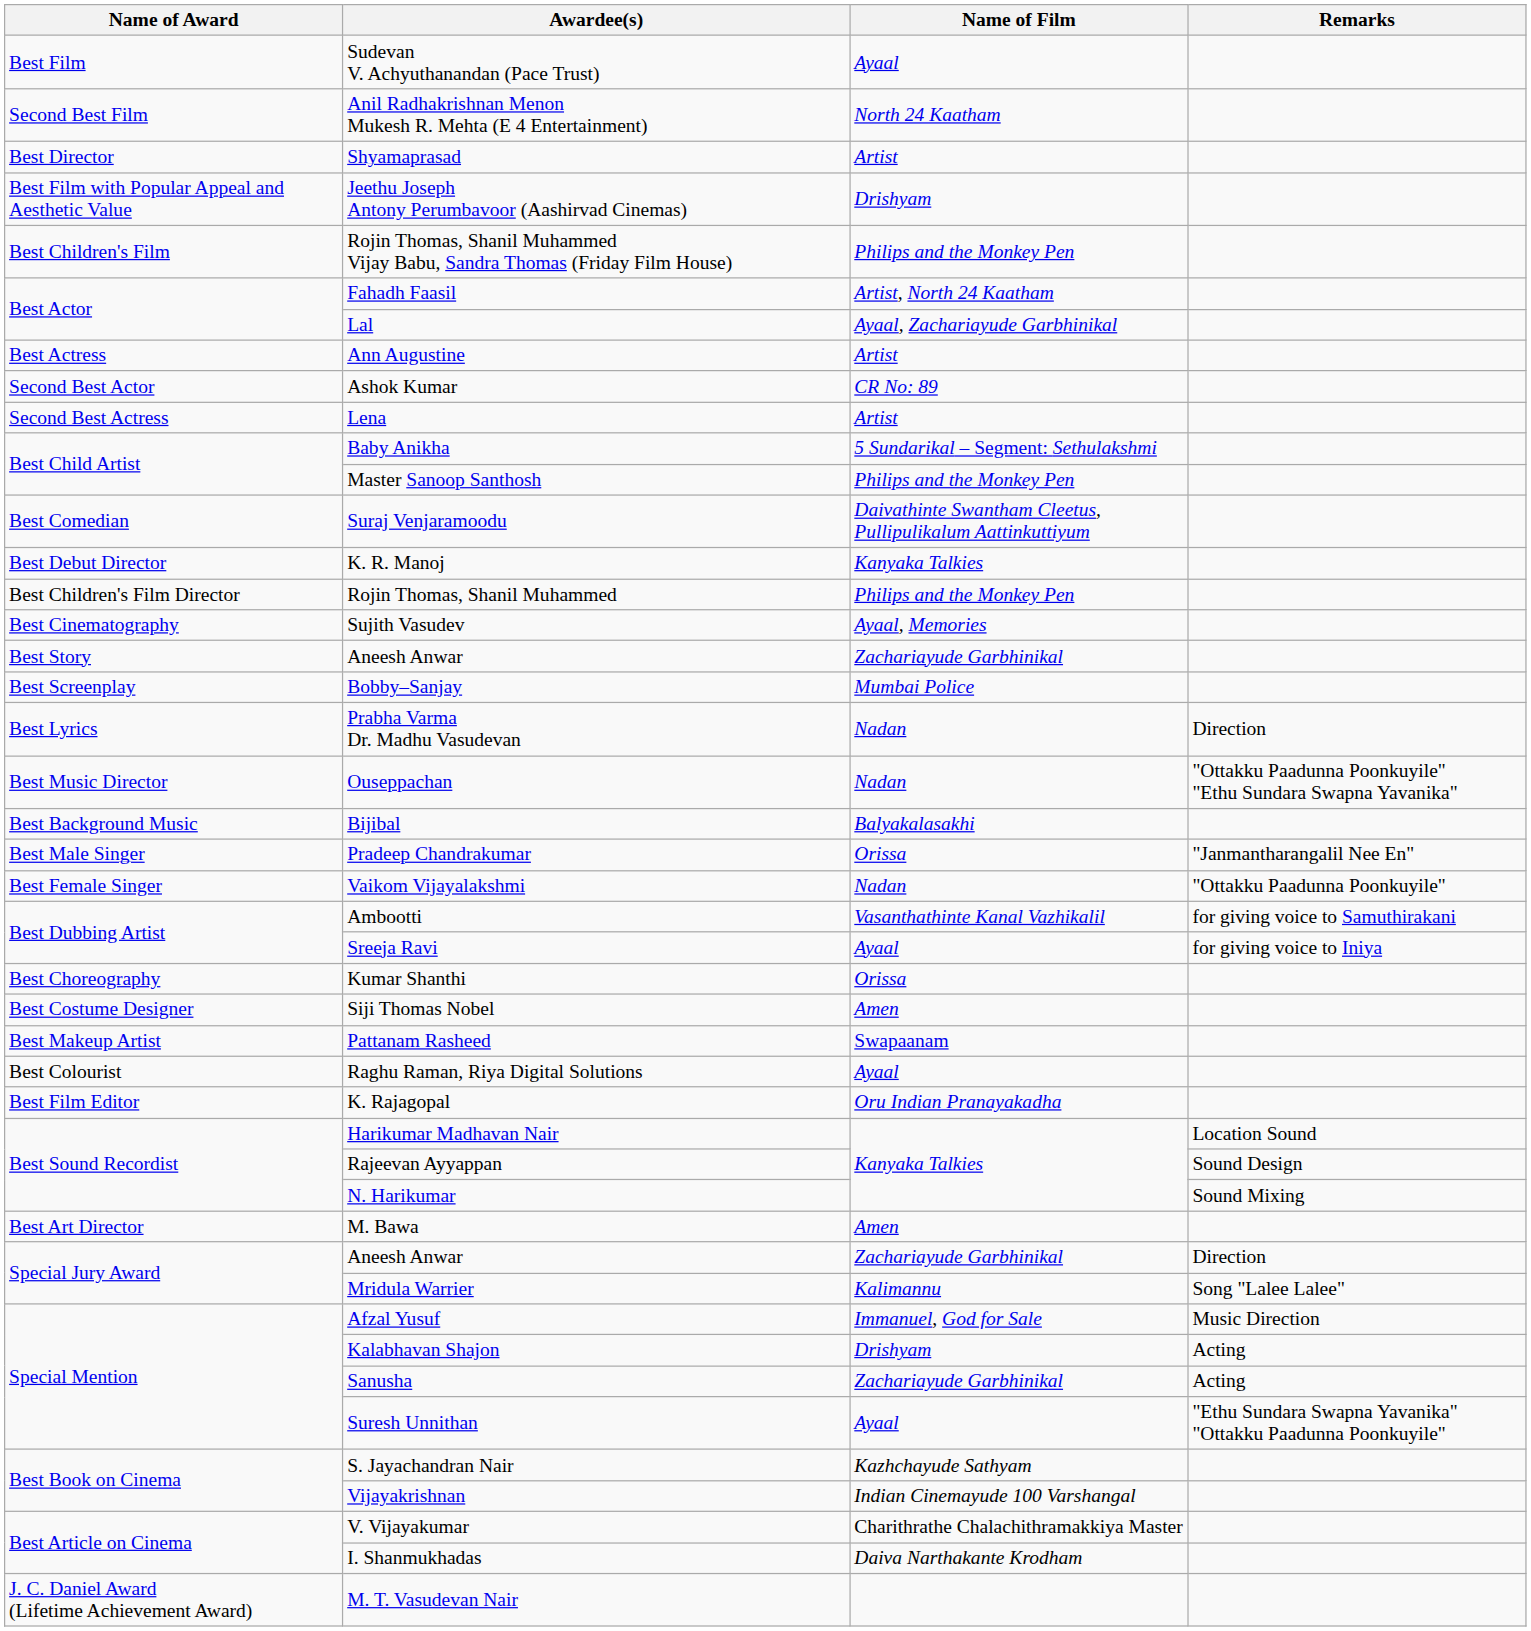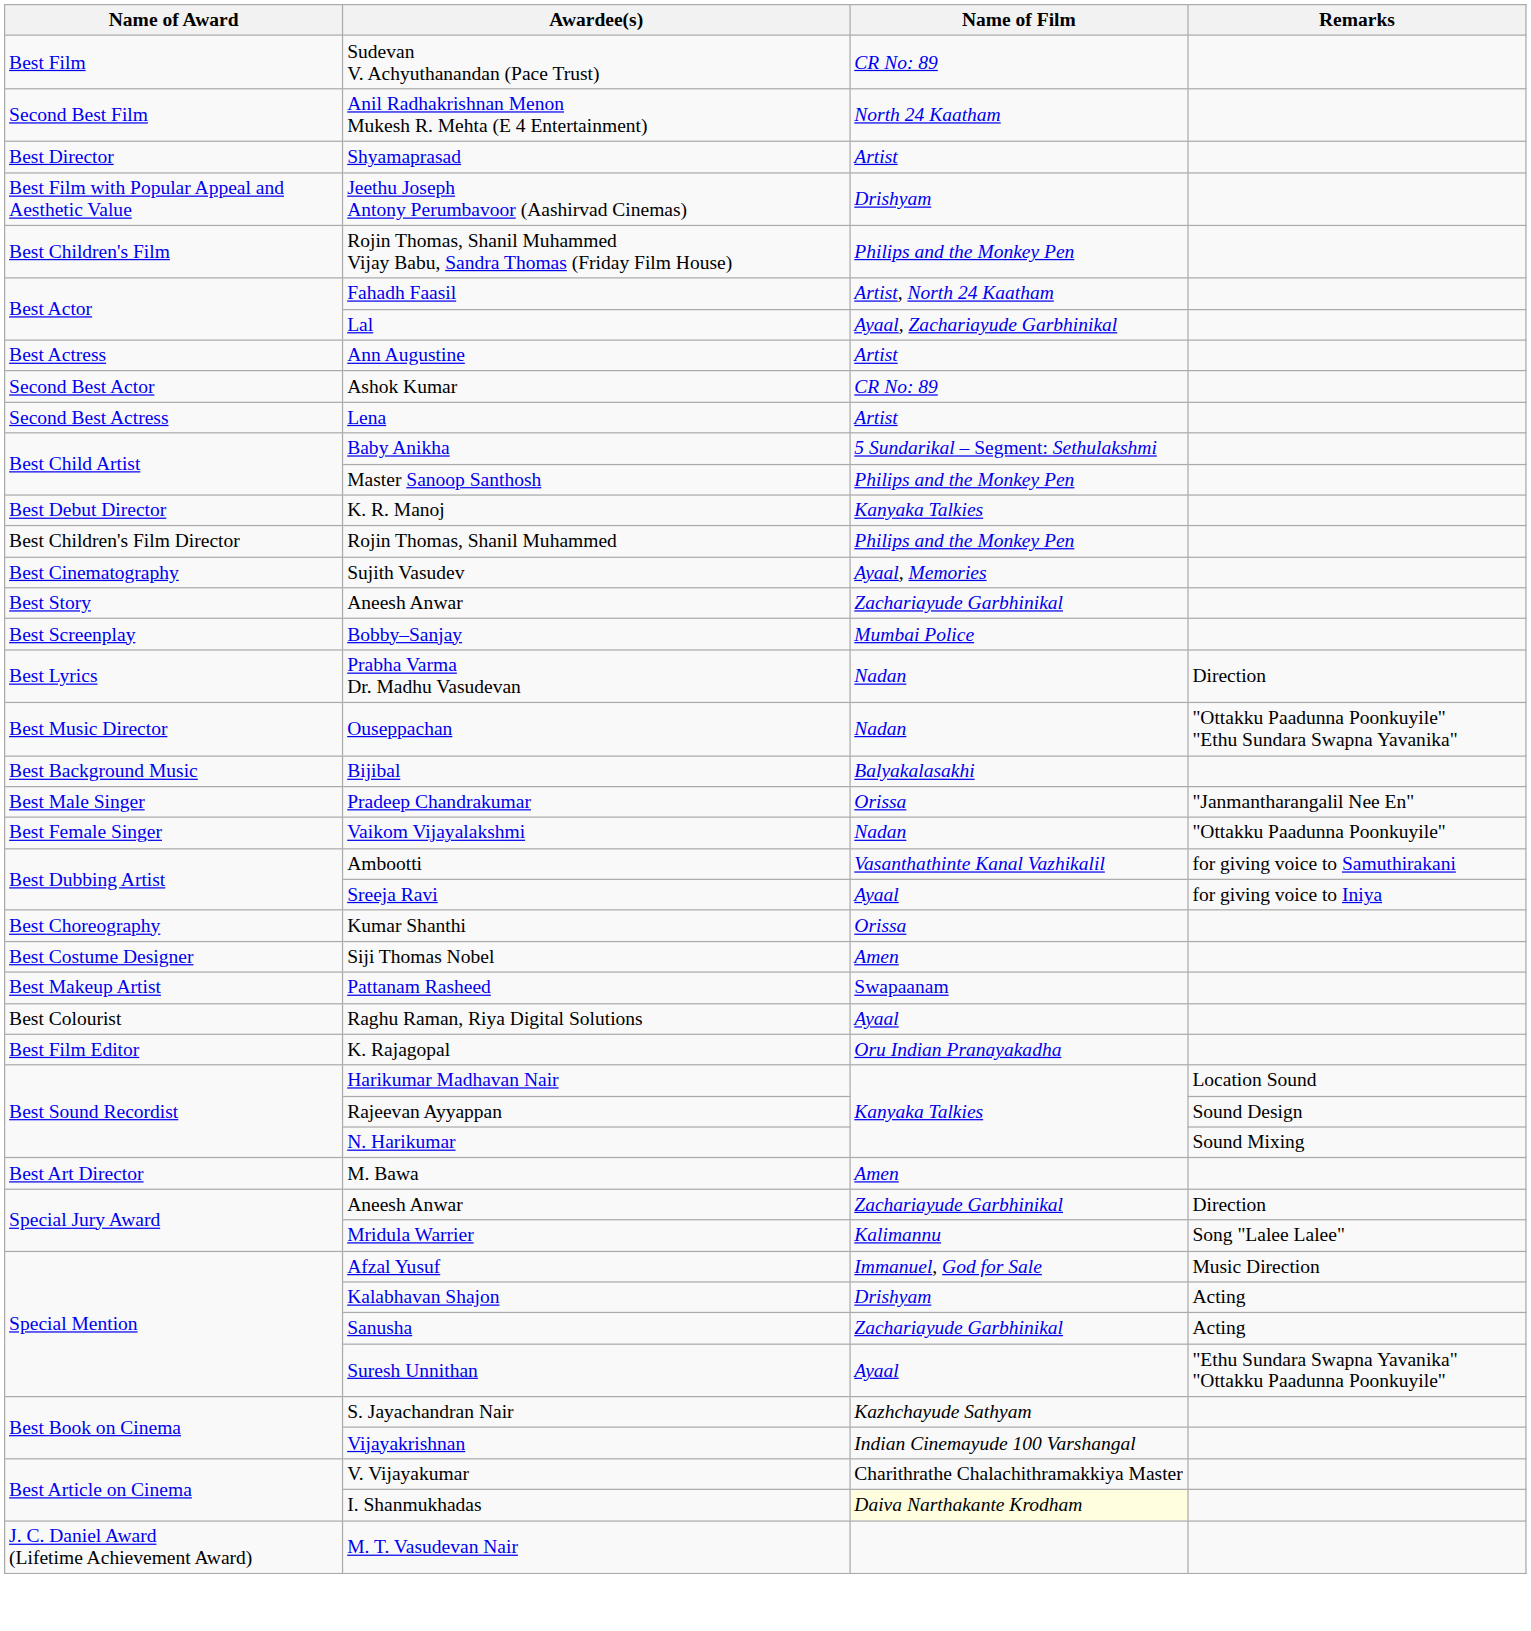(877, 61) Ayaal -> (896, 61) CR No: 89
- row: (69, 521)
(968, 1557) no background -> (968, 1504) lightyellow background
